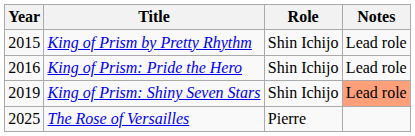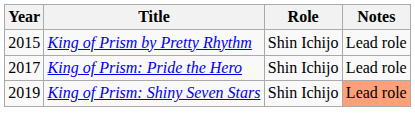(24, 67) 2016 -> (24, 67) 2017
- row: (118, 118)
